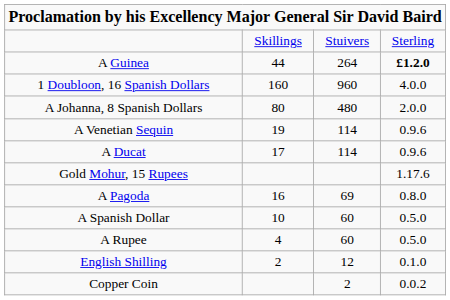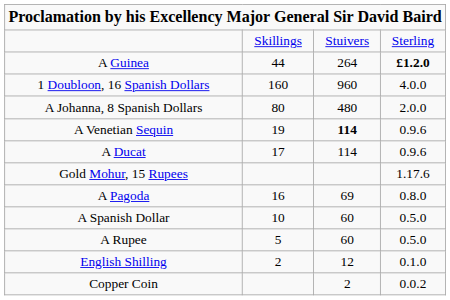(347, 129) normal -> (347, 129) bold
(278, 239) 4 -> (278, 239) 5
